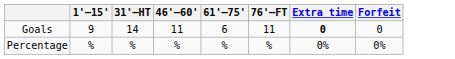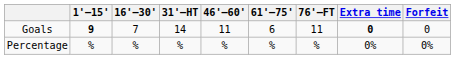+ column: (136, 13)
(91, 29) normal -> (91, 29) bold
